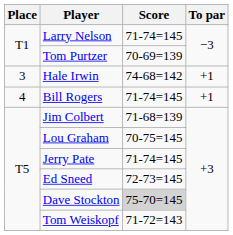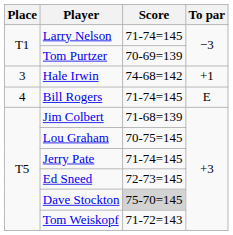(207, 96) +1 -> (207, 96) E
